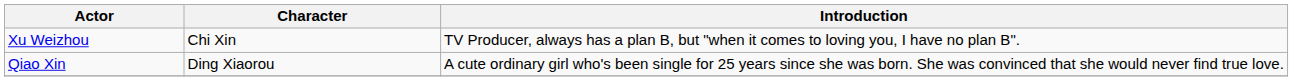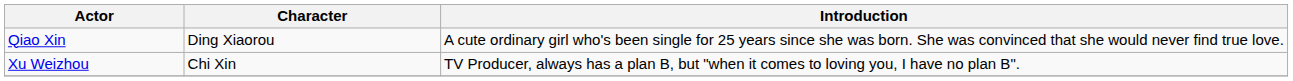rows swapped: (48, 40) <-> (37, 64)
